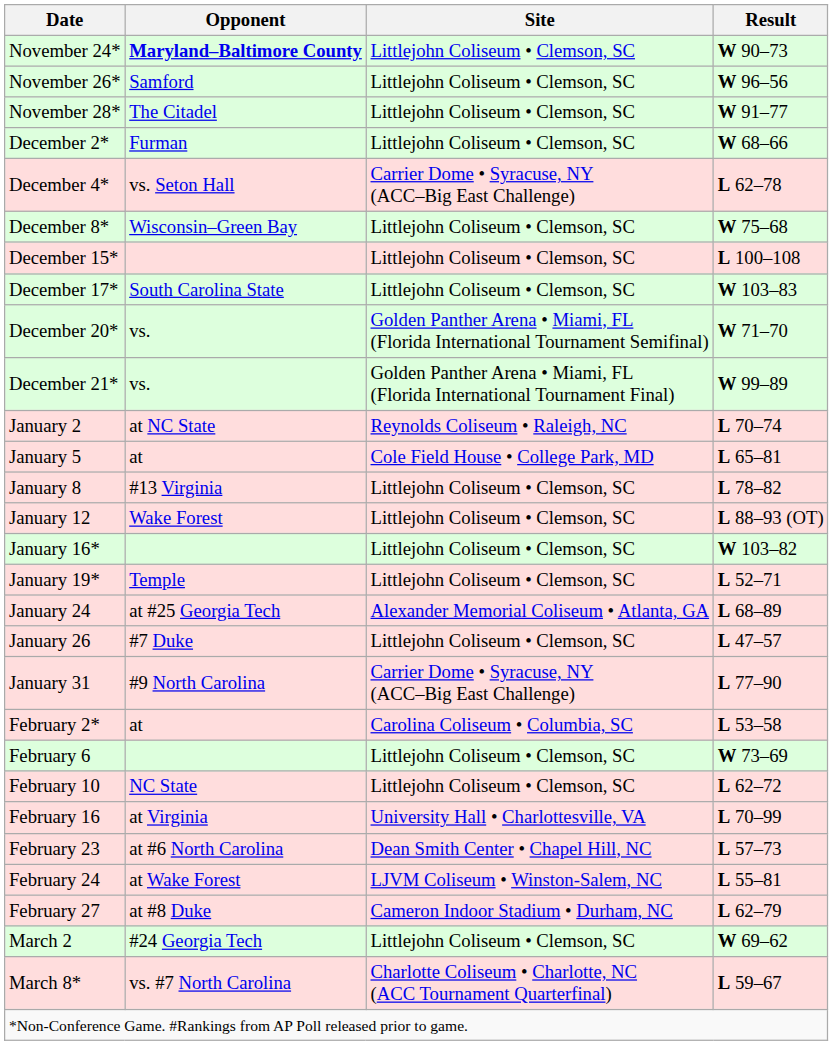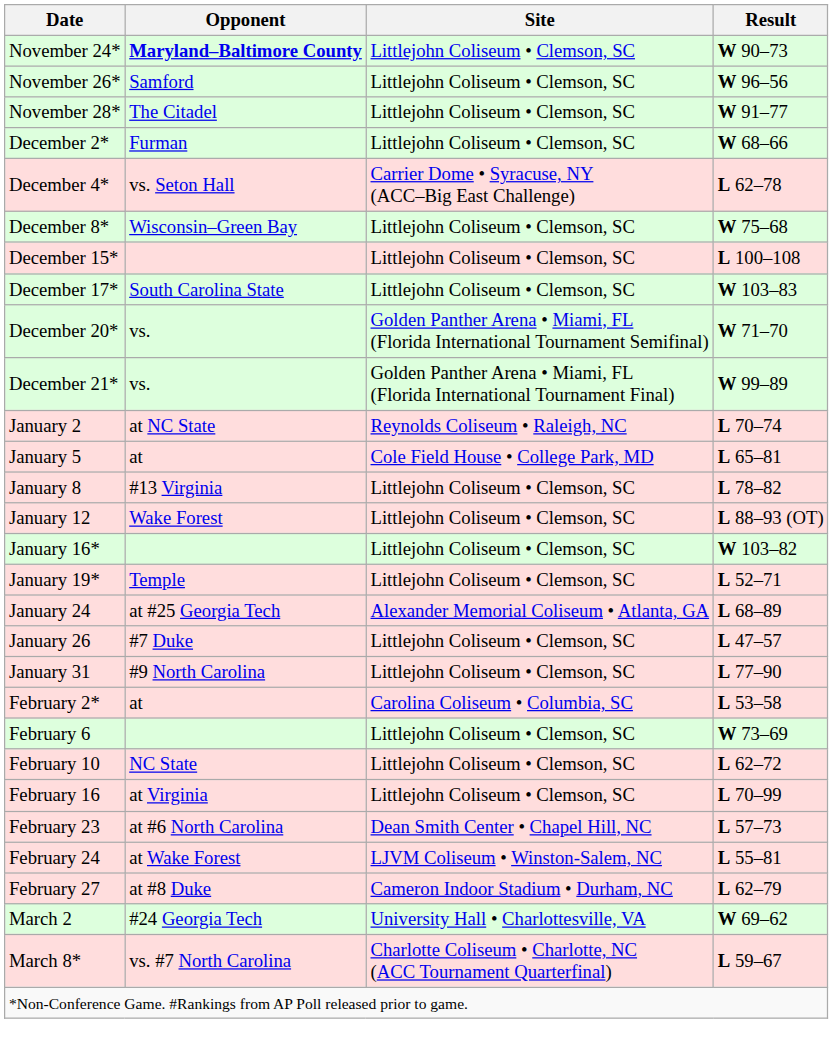(482, 683) Carrier Dome • Syracuse, NY (ACC–Big East Challenge) -> (503, 672) Littlejohn Coliseum • Clemson, SC
(508, 817) University Hall • Charlottesville, VA -> (503, 795) Littlejohn Coliseum • Clemson, SC
(503, 940) Littlejohn Coliseum • Clemson, SC -> (508, 918) University Hall • Charlottesville, VA
